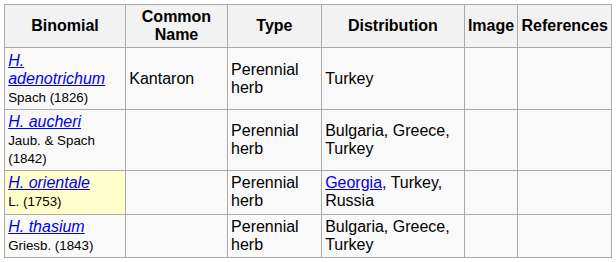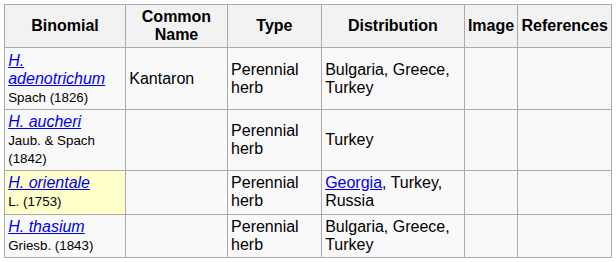(349, 78) Turkey -> (387, 78) Bulgaria, Greece, Turkey
(387, 139) Bulgaria, Greece, Turkey -> (349, 139) Turkey
